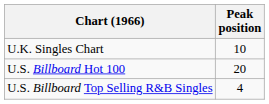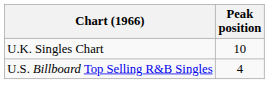- row: (66, 68)
